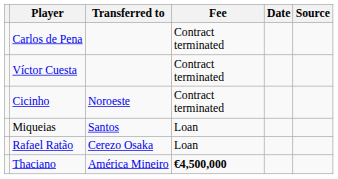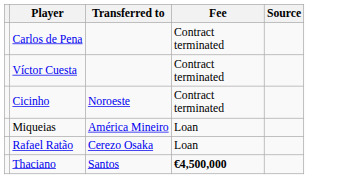- column: (279, 13)
(103, 127) Santos -> (128, 127) América Mineiro
(128, 164) América Mineiro -> (103, 164) Santos
